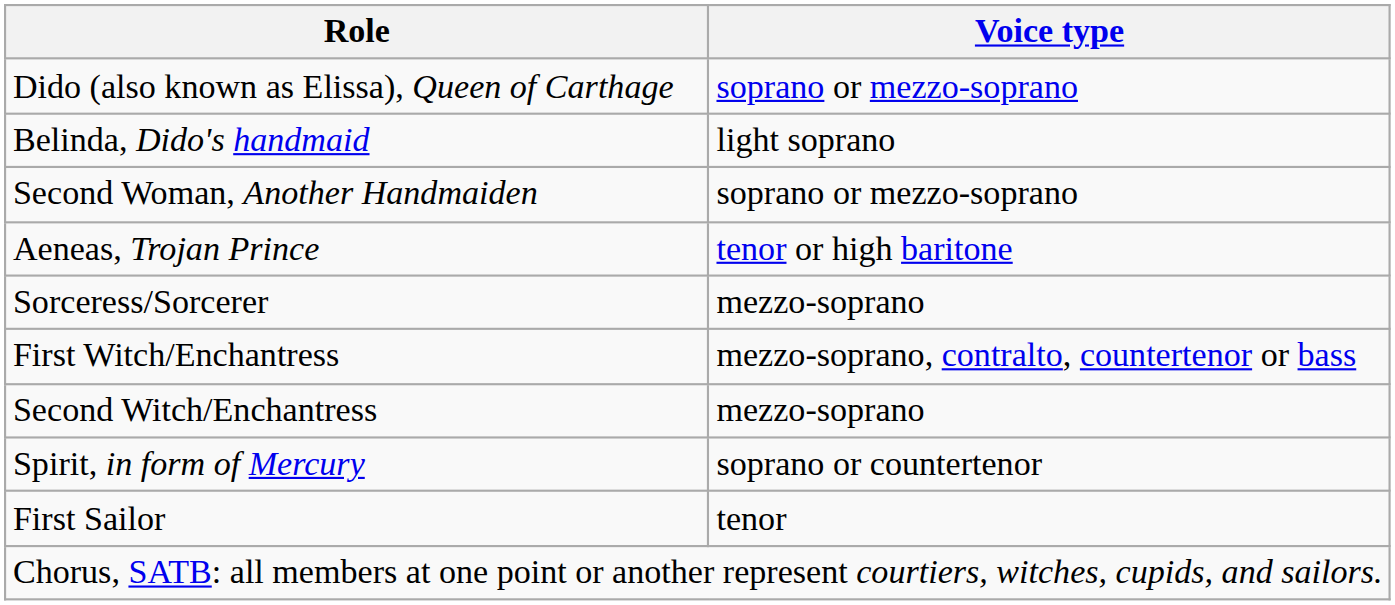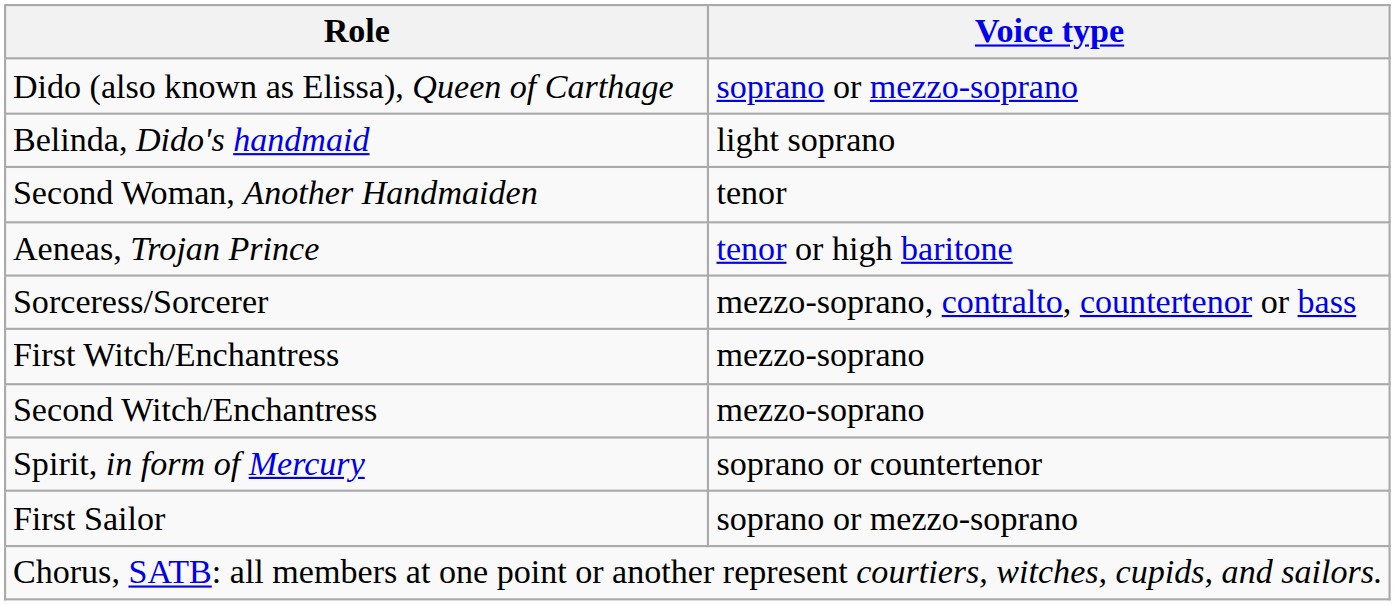(897, 193) soprano or mezzo-soprano -> (751, 193) tenor
(821, 301) mezzo-soprano -> (1036, 301) mezzo-soprano, contralto, countertenor or bass
(1036, 355) mezzo-soprano, contralto, countertenor or bass -> (821, 355) mezzo-soprano
(751, 517) tenor -> (897, 517) soprano or mezzo-soprano
